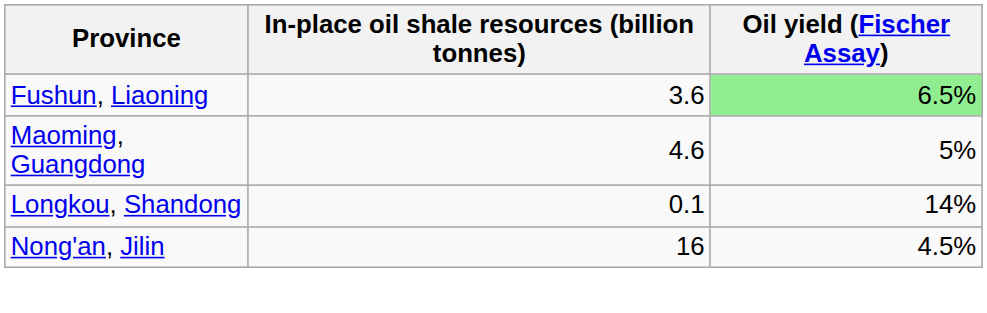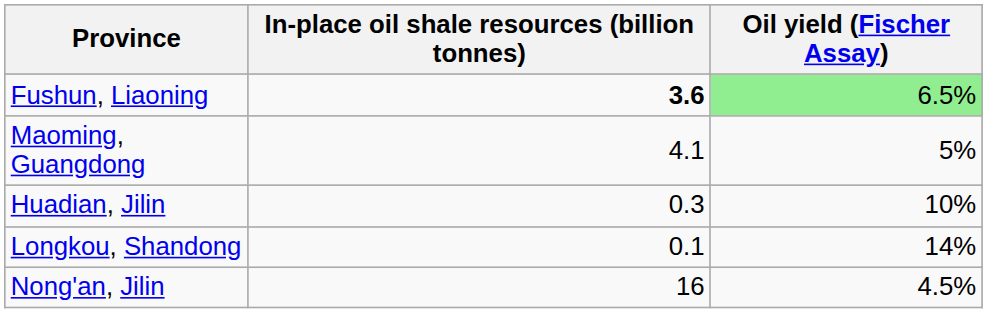(687, 94) normal -> (687, 94) bold
(687, 150) 4.6 -> (687, 150) 4.1
+ row: (88, 205)
